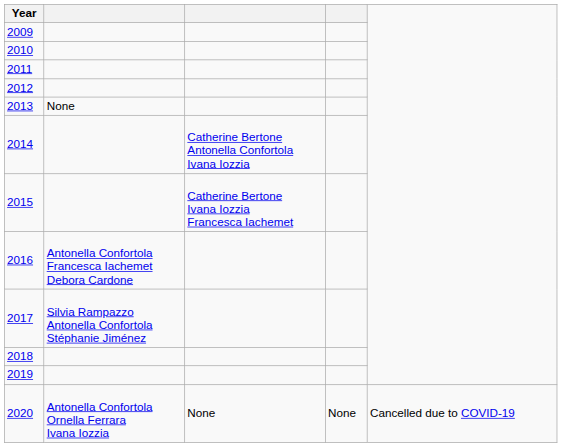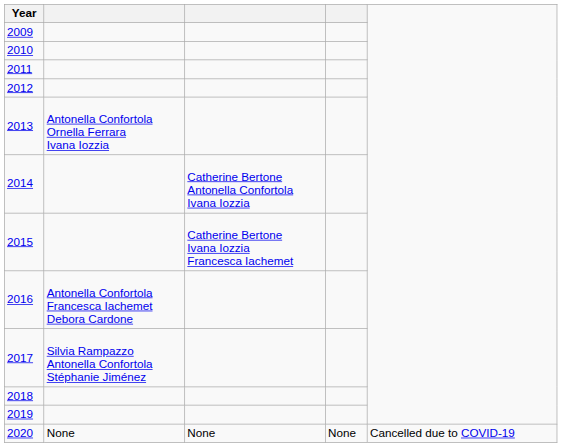(61, 106) None -> (100, 132) Antonella Confortola Ornella Ferrara Ivana Iozzia
(100, 420) Antonella Confortola Ornella Ferrara Ivana Iozzia -> (61, 433) None
